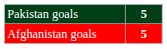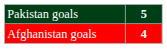(144, 33) 5 -> (144, 33) 4
